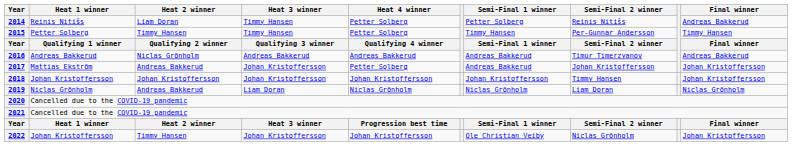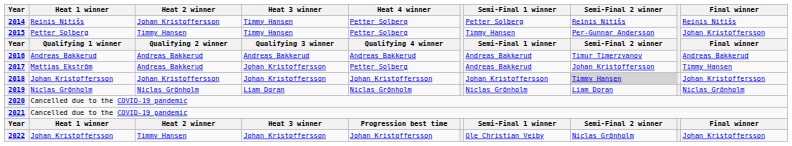(158, 21) Liam Doran -> (178, 21) Johan Kristoffersson
(716, 21) Andreas Bakkerud -> (709, 21) Reinis Nitišs
(707, 33) Timmy Hansen -> (724, 33) Johan Kristoffersson
(168, 56) Niclas Grönholm -> (170, 56) Andreas Bakkerud
(724, 67) Johan Kristoffersson -> (707, 67) Timmy Hansen
(597, 79) no background -> (597, 79) lightgrey background
(170, 90) Andreas Bakkerud -> (168, 90) Niclas Grönholm
